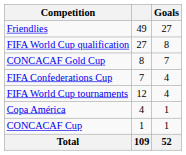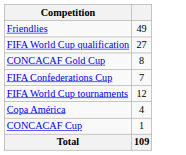- column: (167, 12)
